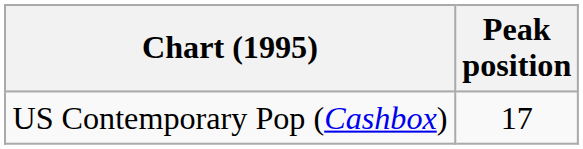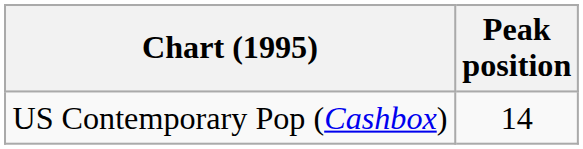(517, 117) 17 -> (517, 117) 14
